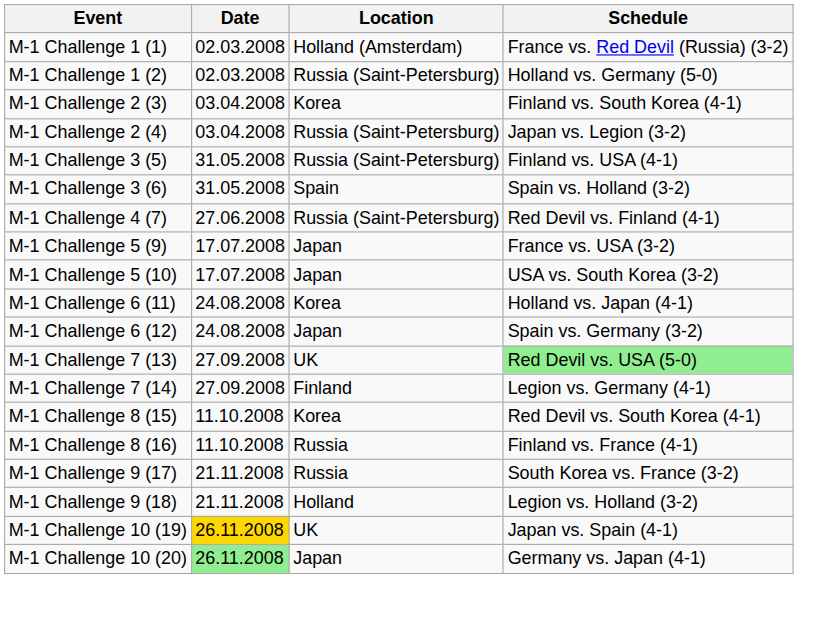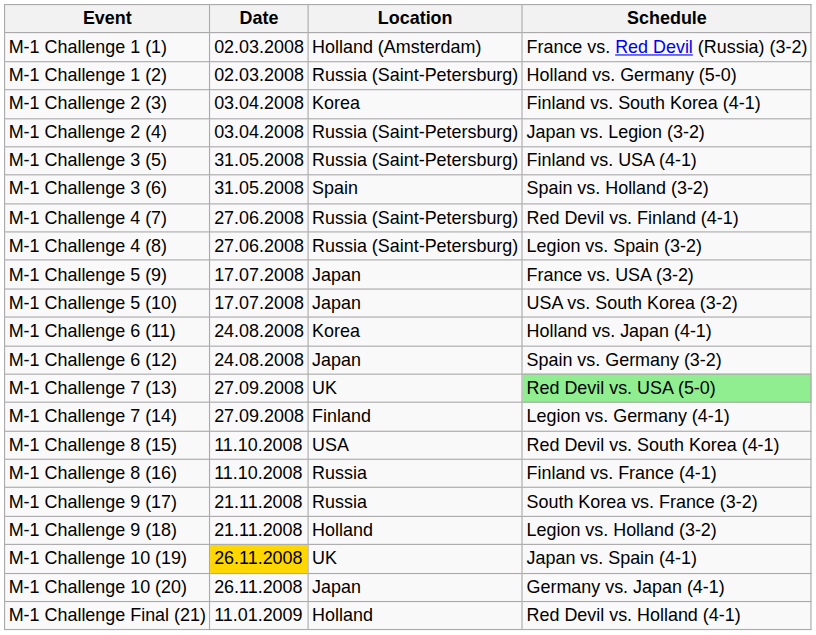+ row: (88, 246)
(317, 416) Korea -> (331, 445) USA
(239, 558) lightgreen background -> (258, 587) no background
+ row: (107, 615)
